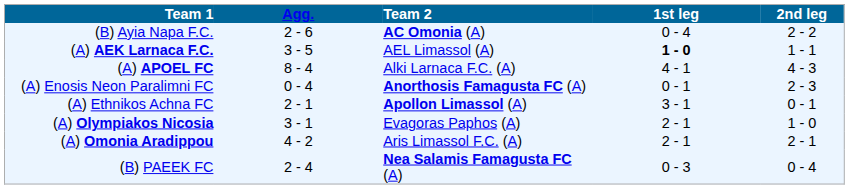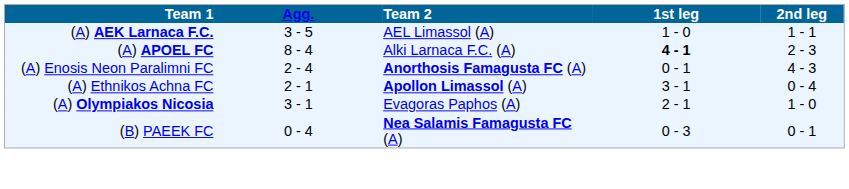- row: (154, 32)
(676, 50) bold -> (676, 32) normal
(676, 68) normal -> (676, 50) bold
(802, 68) 4 - 3 -> (802, 50) 2 - 3
(298, 86) 0 - 4 -> (298, 68) 2 - 4
(802, 86) 2 - 3 -> (802, 68) 4 - 3
(802, 104) 0 - 1 -> (802, 86) 0 - 4
- row: (137, 140)
(298, 166) 2 - 4 -> (298, 130) 0 - 4
(802, 166) 0 - 4 -> (802, 130) 0 - 1
